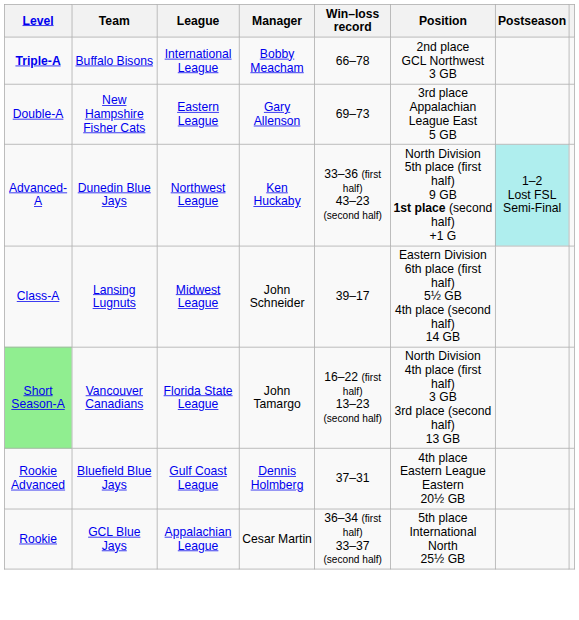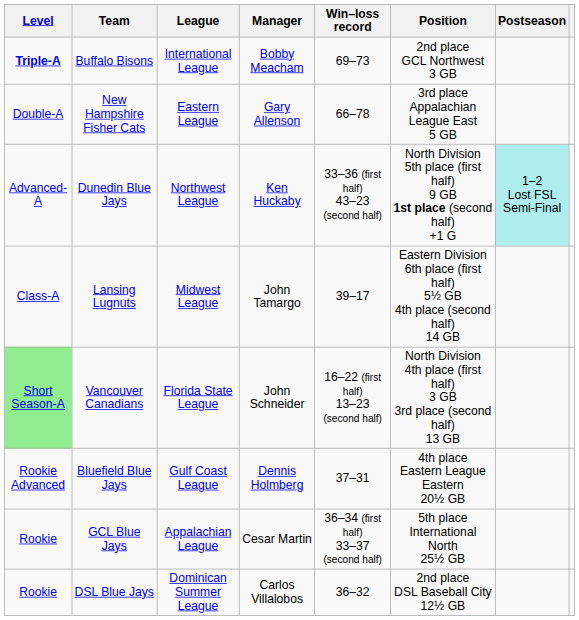(353, 60) 66–78 -> (353, 60) 69–73
(353, 114) 69–73 -> (353, 114) 66–78
(277, 296) John Schneider -> (277, 296) John Tamargo
(277, 397) John Tamargo -> (277, 397) John Schneider
+ row: (114, 592)
